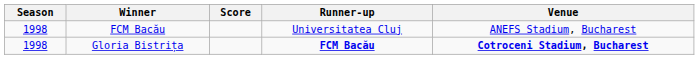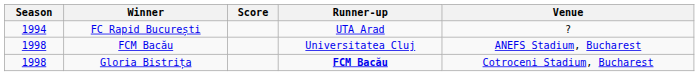+ row: (146, 29)
(563, 46) bold -> (568, 62) normal
